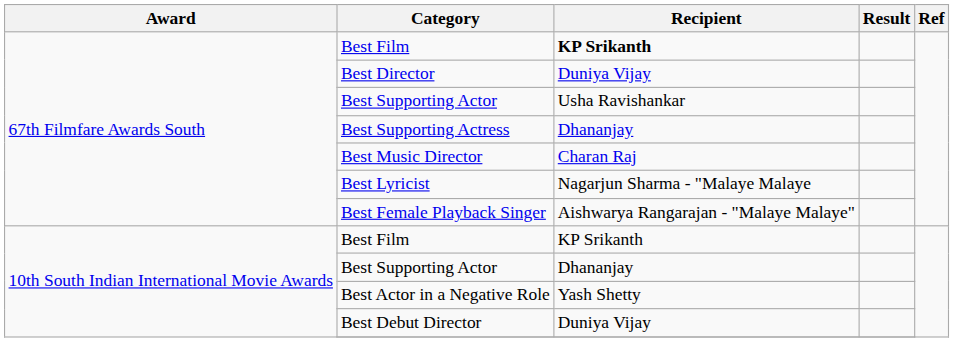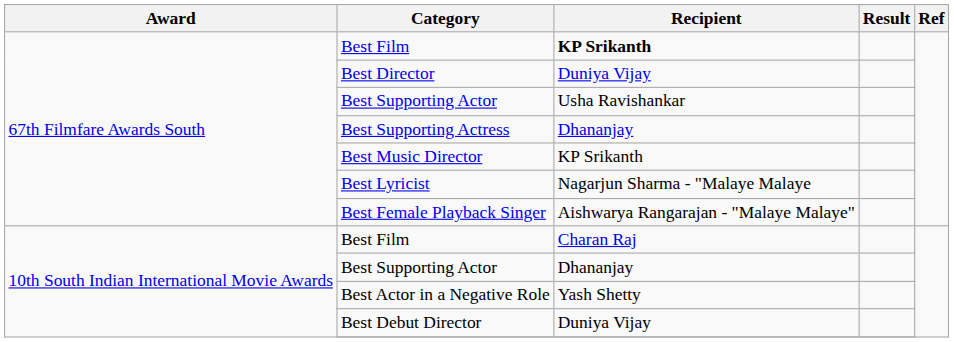(597, 156) Charan Raj -> (600, 156) KP Srikanth
(600, 239) KP Srikanth -> (597, 239) Charan Raj
